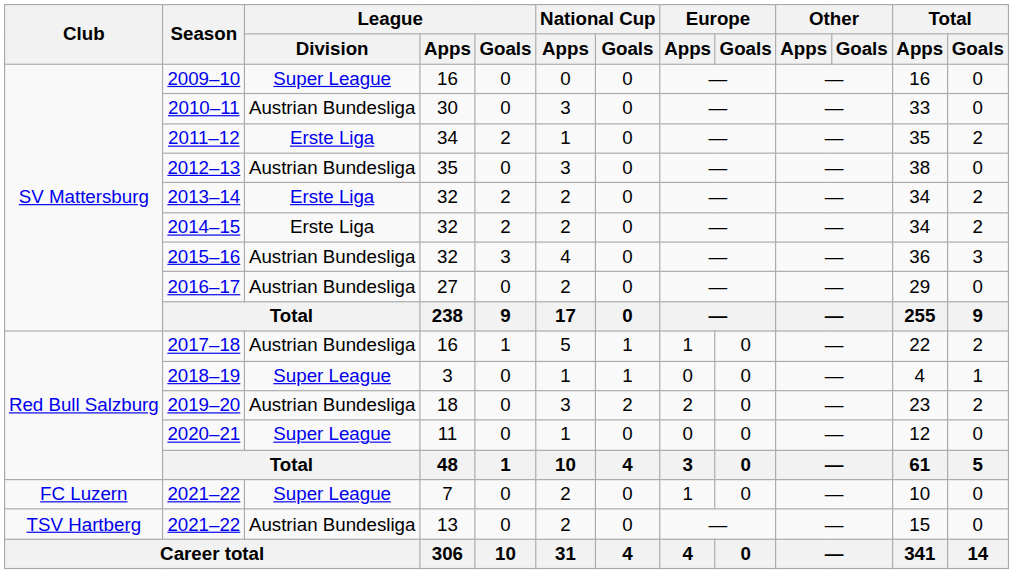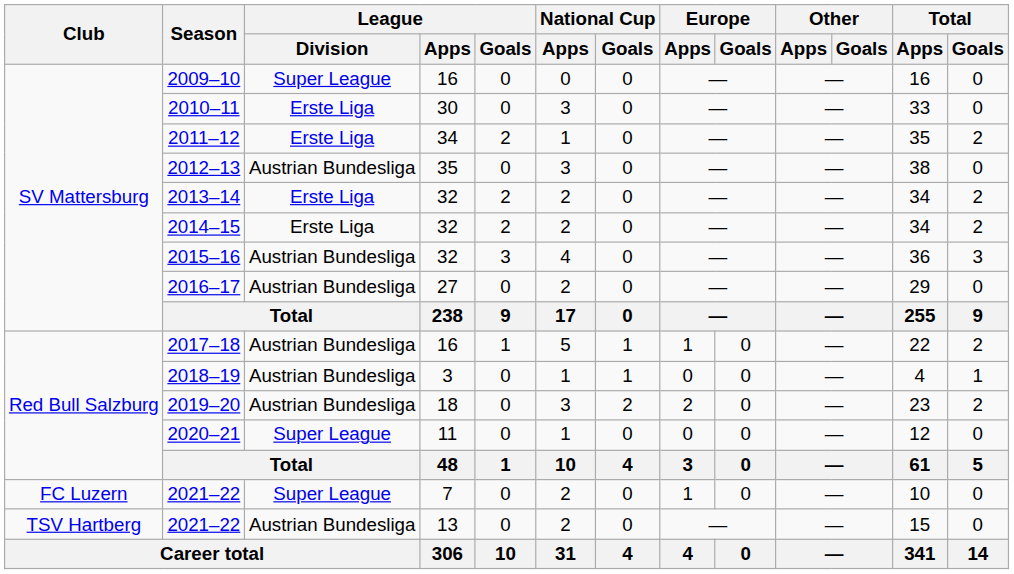(332, 108) Austrian Bundesliga -> (332, 108) Erste Liga
(332, 375) Super League -> (332, 375) Austrian Bundesliga
